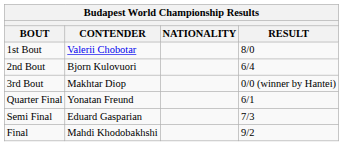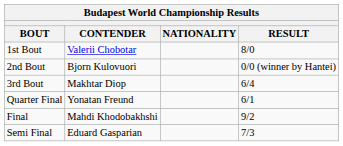(248, 67) 6/4 -> (289, 67) 0/0 (winner by Hantei)
(289, 83) 0/0 (winner by Hantei) -> (248, 83) 6/4
rows swapped: (29, 116) <-> (17, 132)
